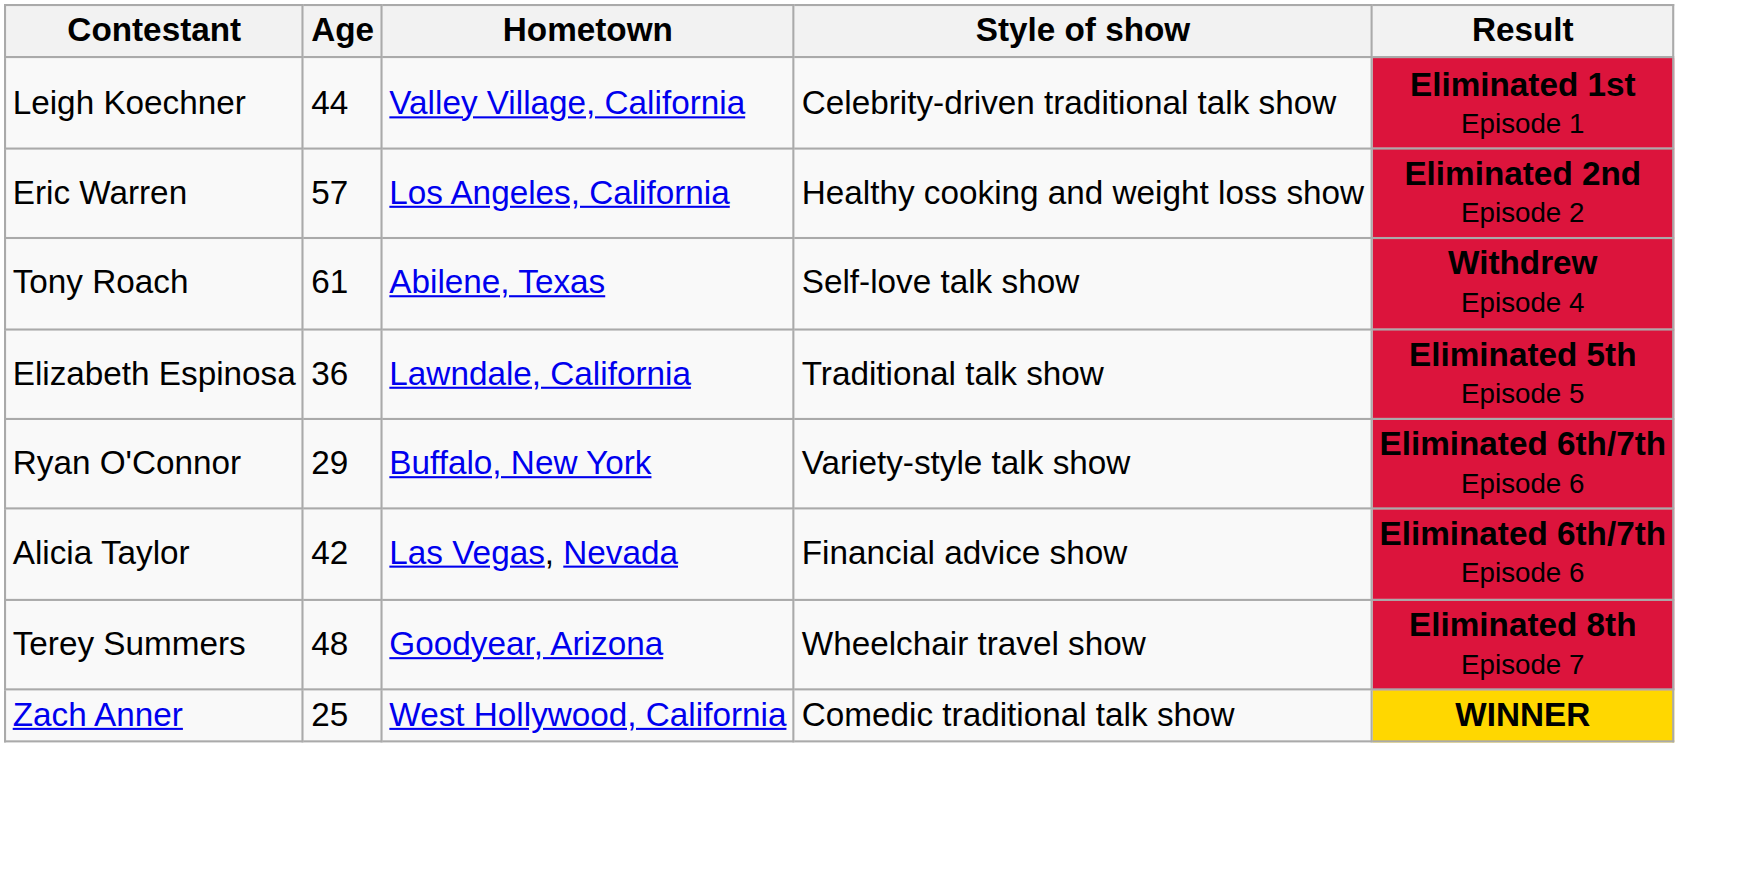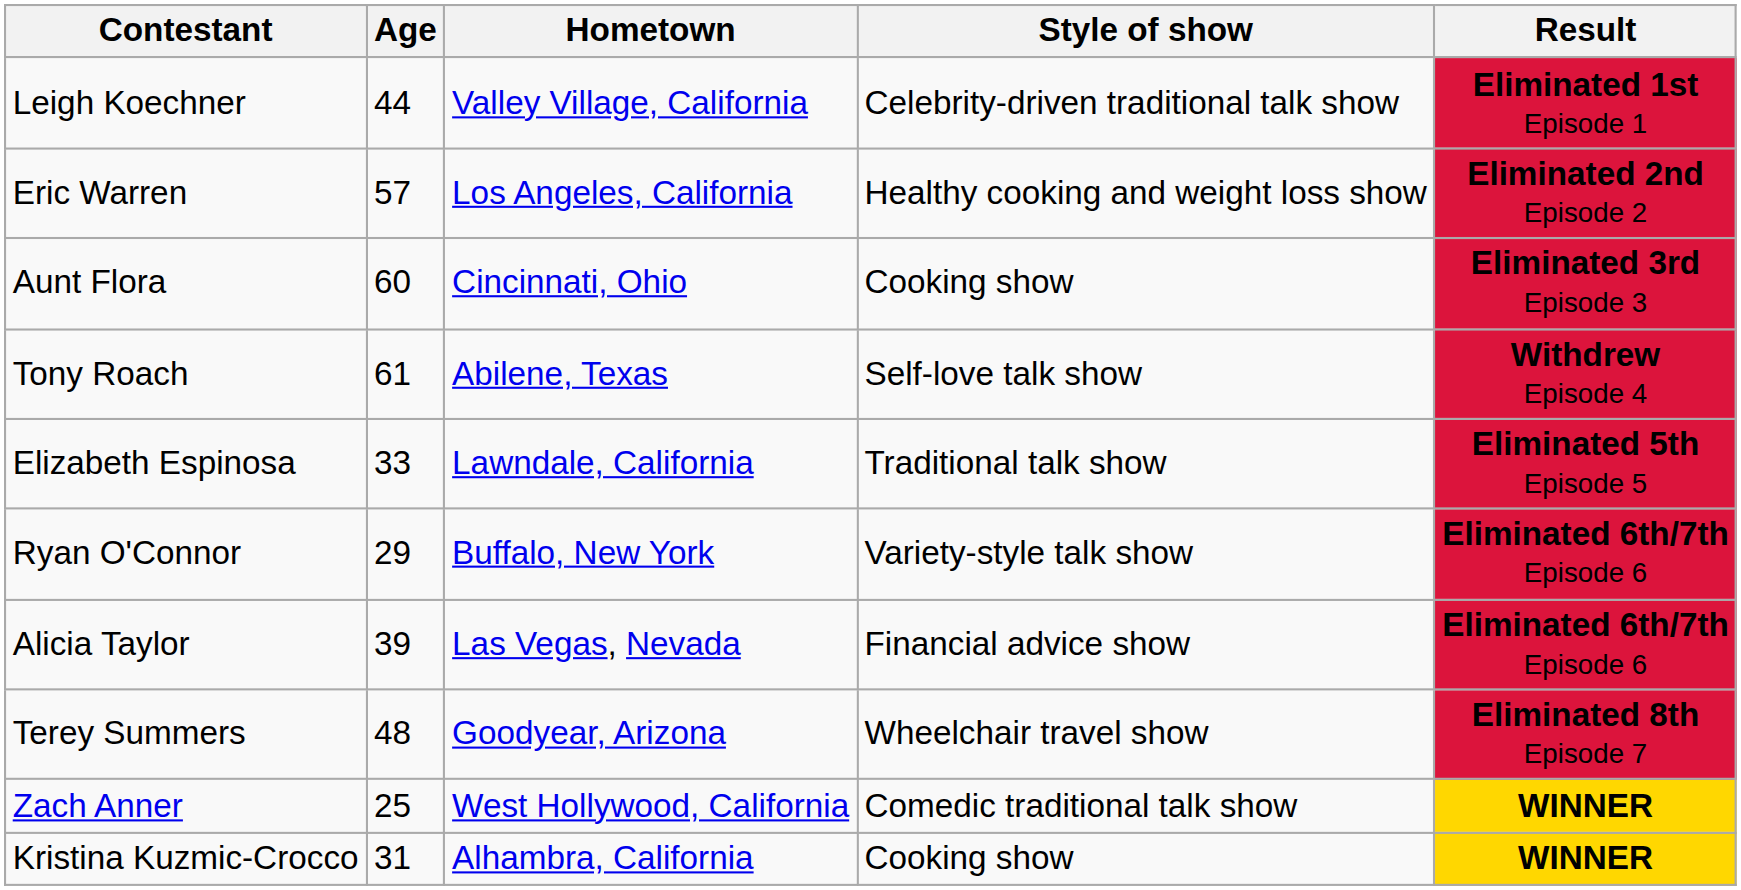+ row: (89, 282)
(330, 373) 36 -> (392, 463) 33
(330, 553) 42 -> (392, 643) 39
+ row: (186, 858)
